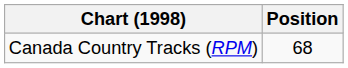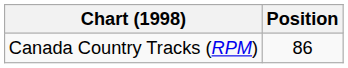(303, 47) 68 -> (303, 47) 86
